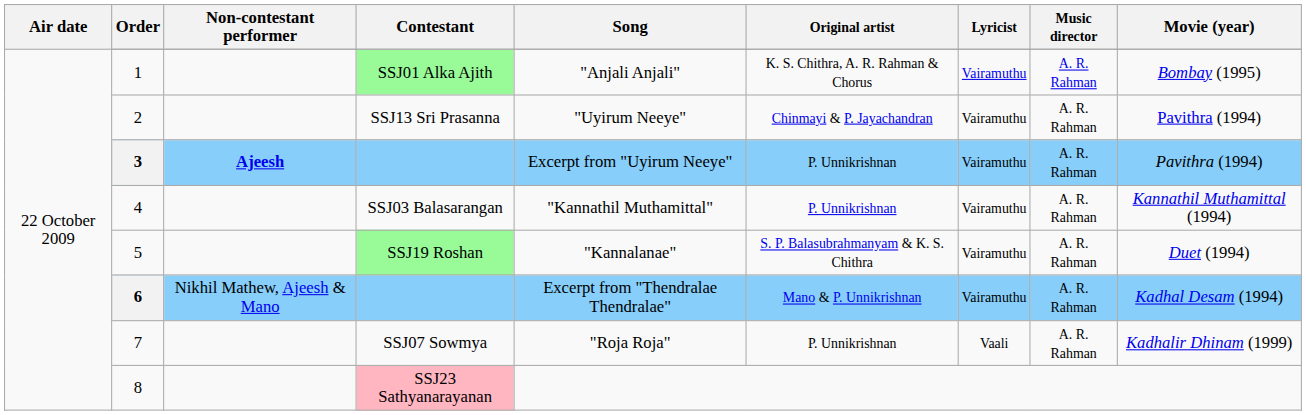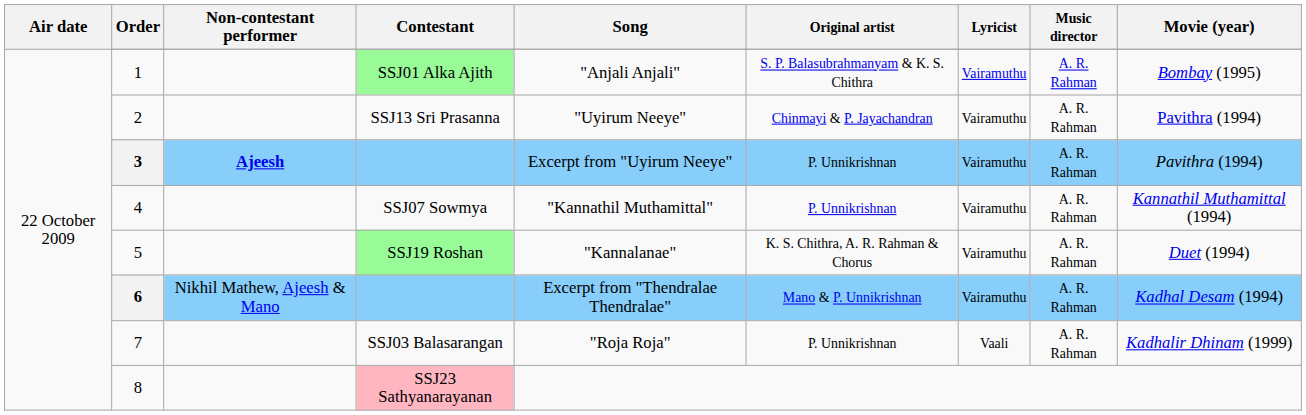(852, 73) K. S. Chithra, A. R. Rahman & Chorus -> (852, 73) S. P. Balasubrahmanyam & K. S. Chithra
(435, 207) SSJ03 Balasarangan -> (435, 207) SSJ07 Sowmya
(852, 253) S. P. Balasubrahmanyam & K. S. Chithra -> (852, 253) K. S. Chithra, A. R. Rahman & Chorus
(435, 342) SSJ07 Sowmya -> (435, 342) SSJ03 Balasarangan
